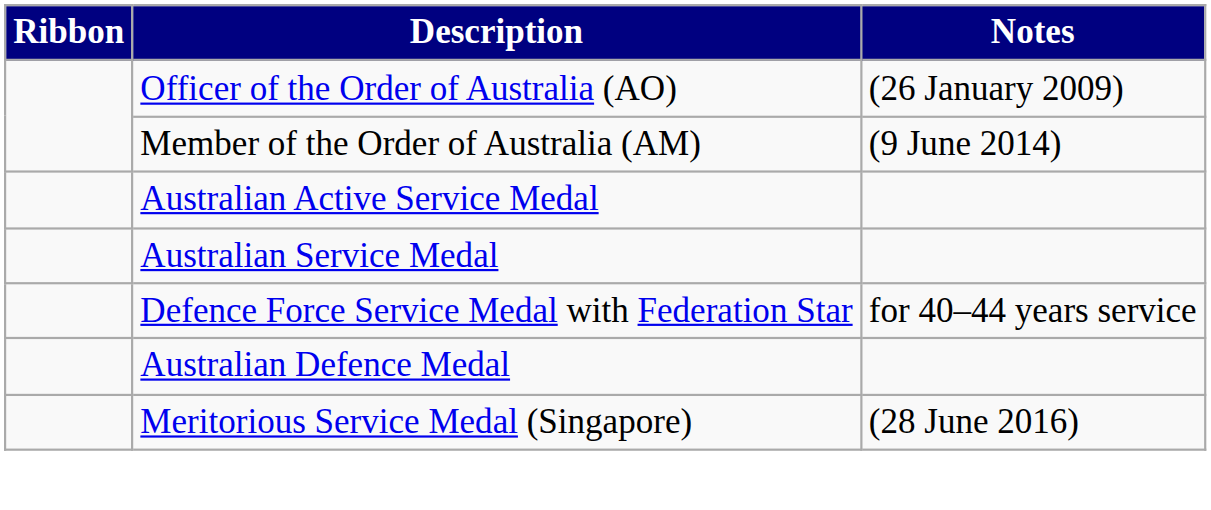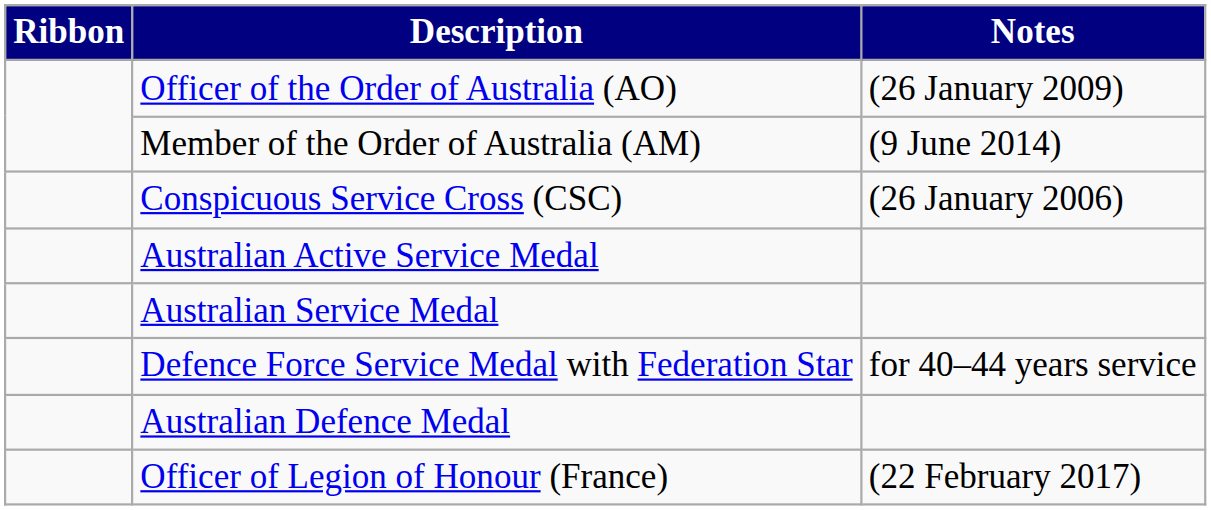+ row: (381, 198)
- row: (416, 421)
+ row: (404, 476)
